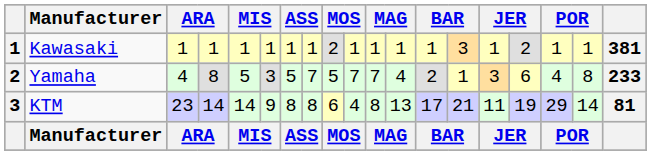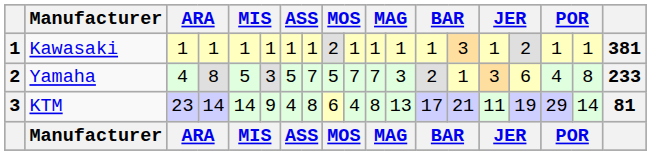(401, 78) 4 -> (401, 78) 3
(291, 107) 8 -> (291, 107) 4
